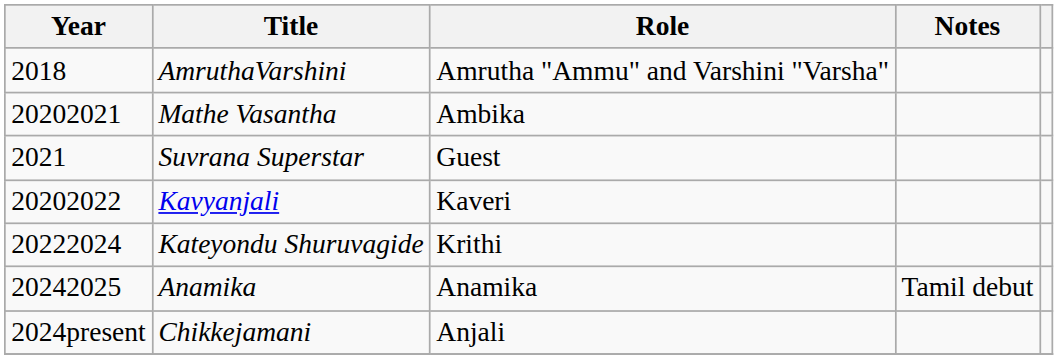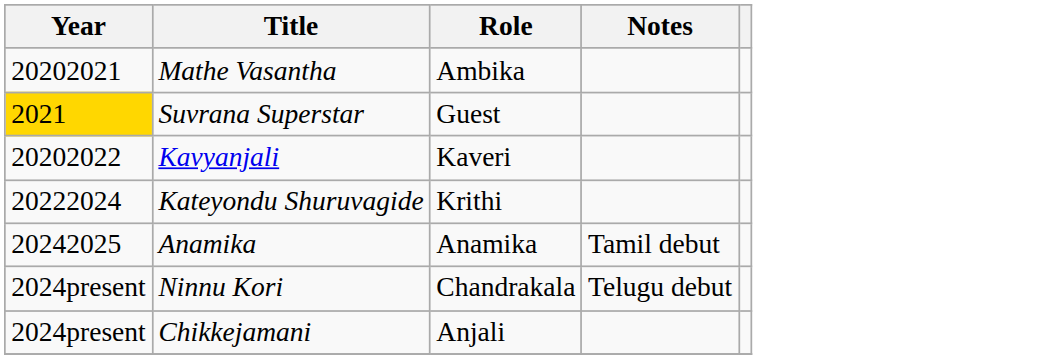- row: (252, 69)
(39, 157) no background -> (39, 113) gold background
+ row: (221, 288)
